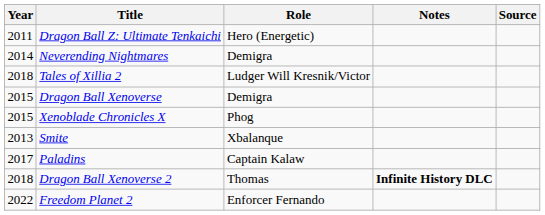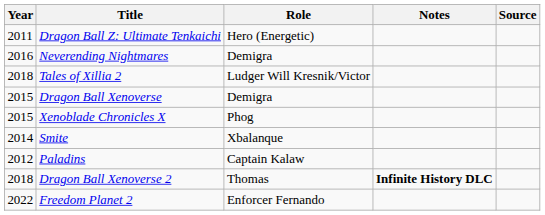(20, 55) 2014 -> (20, 55) 2016
(20, 138) 2013 -> (20, 138) 2014
(20, 158) 2017 -> (20, 158) 2012
